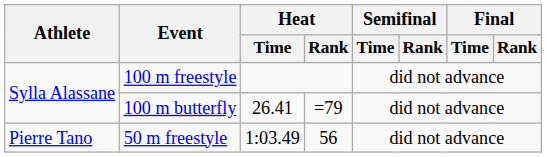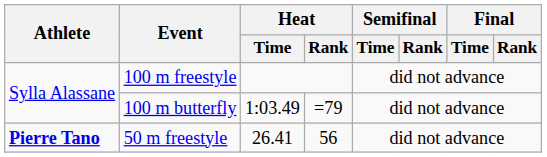(272, 108) 26.41 -> (272, 108) 1:03.49
(51, 137) normal -> (54, 137) bold
(272, 137) 1:03.49 -> (272, 137) 26.41
